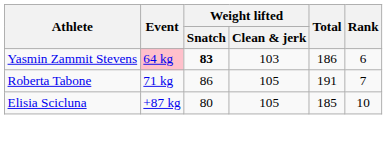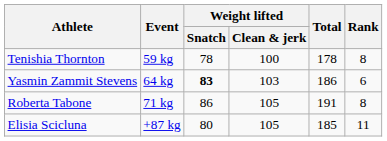+ row: (56, 59)
(158, 59) pink background -> (158, 81) no background
(363, 81) 7 -> (363, 103) 8
(363, 103) 10 -> (363, 125) 11
